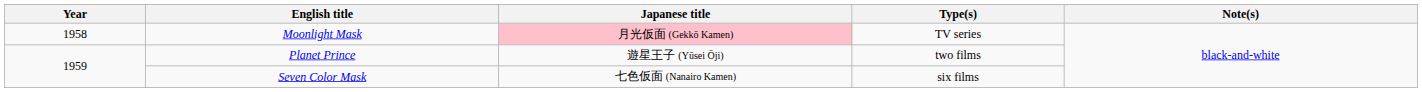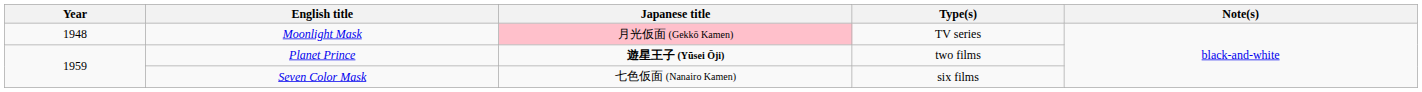(75, 34) 1958 -> (75, 34) 1948
(675, 55) normal -> (675, 55) bold
